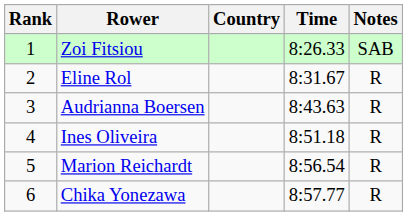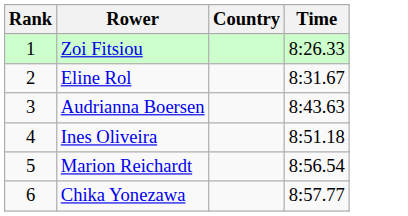- column: (376, 19)
